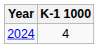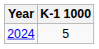(66, 33) 4 -> (66, 33) 5
